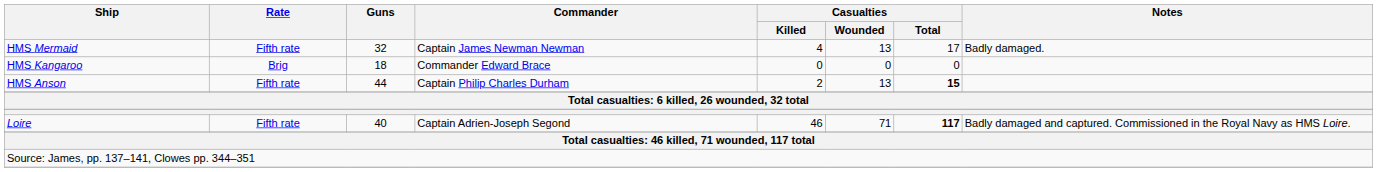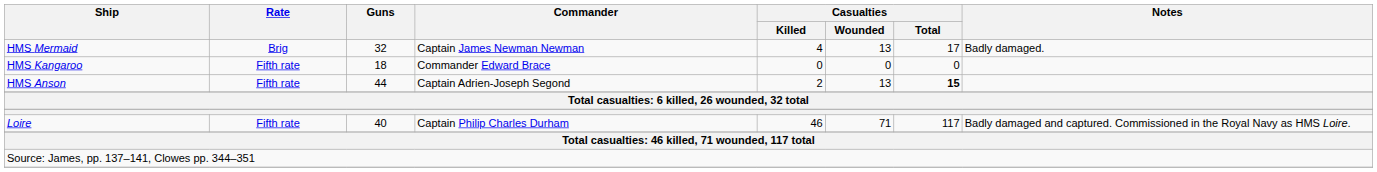(278, 48) Fifth rate -> (278, 48) Brig
(278, 65) Brig -> (278, 65) Fifth rate
(493, 83) Captain Philip Charles Durham -> (494, 83) Captain Adrien-Joseph Segond
(494, 123) Captain Adrien-Joseph Segond -> (493, 123) Captain Philip Charles Durham
(951, 123) bold -> (951, 123) normal
